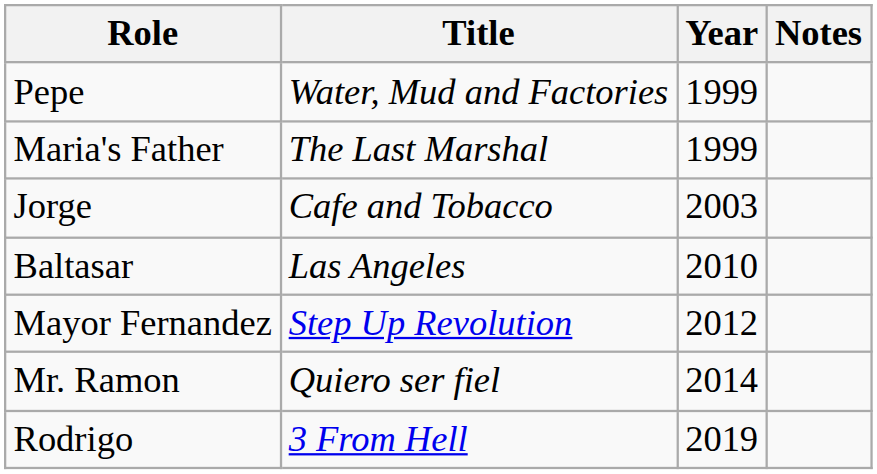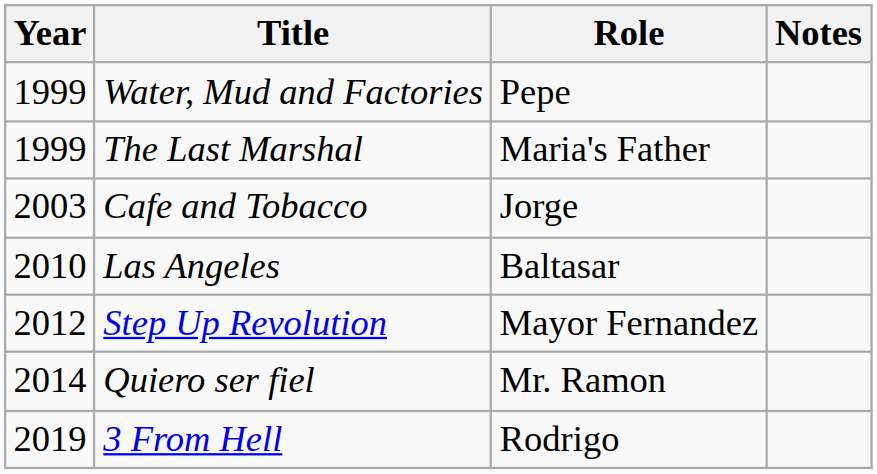columns swapped: (722, 33) <-> (143, 33)
